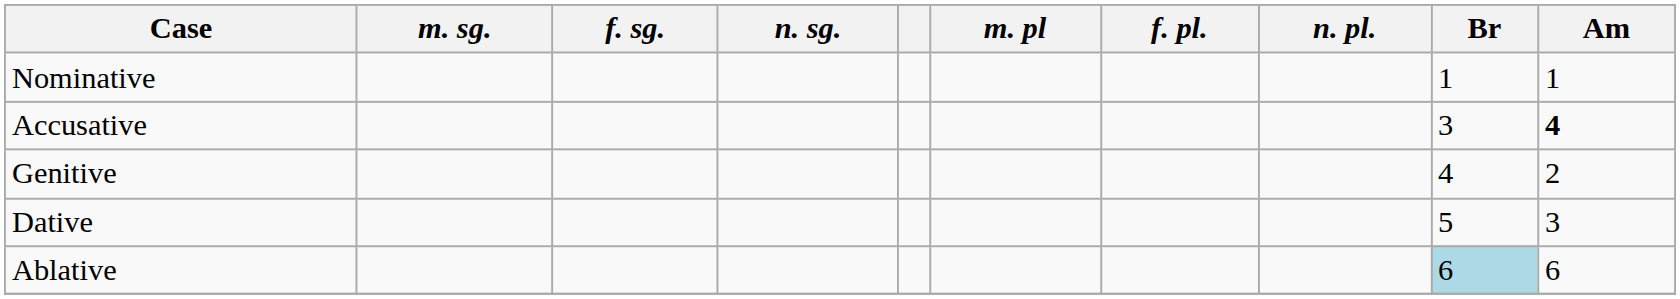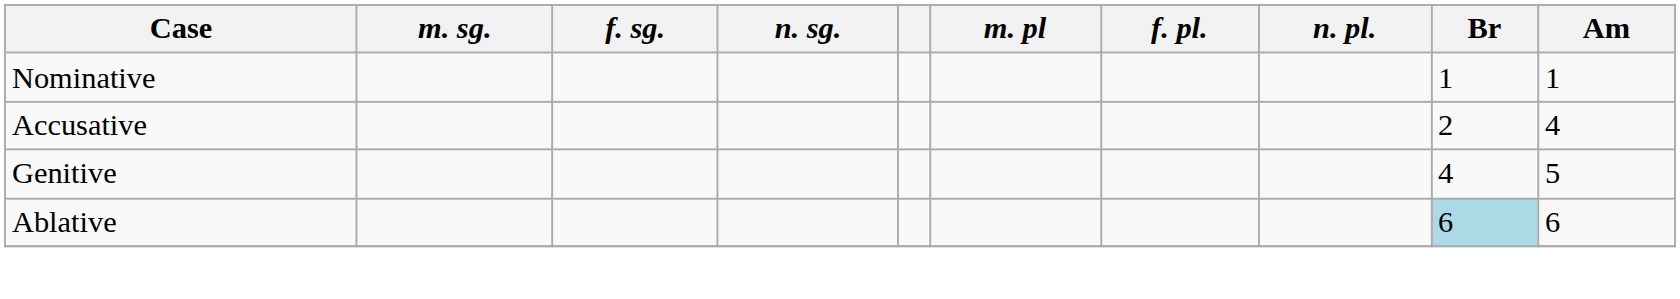(1446, 125) 3 -> (1446, 125) 2
(1552, 125) bold -> (1552, 125) normal
(1552, 173) 2 -> (1552, 173) 5
- row: (52, 221)
